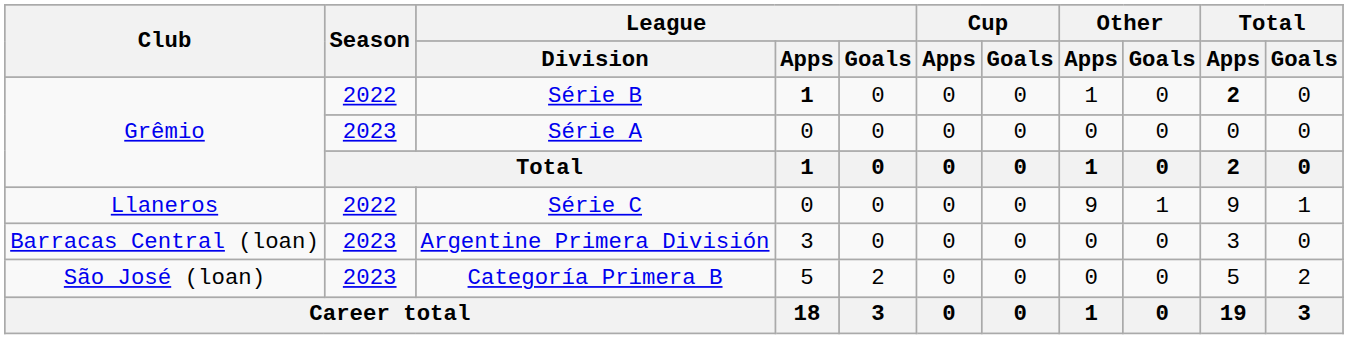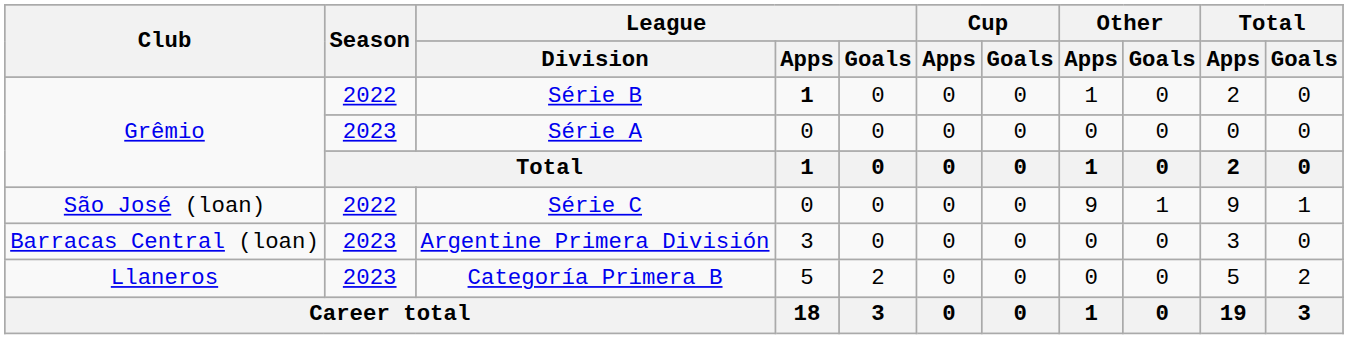(1233, 96) bold -> (1233, 96) normal
(164, 205) Llaneros -> (164, 205) São José (loan)
(164, 278) São José (loan) -> (164, 278) Llaneros
